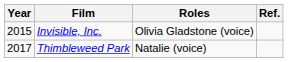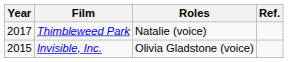rows swapped: (69, 31) <-> (83, 48)
